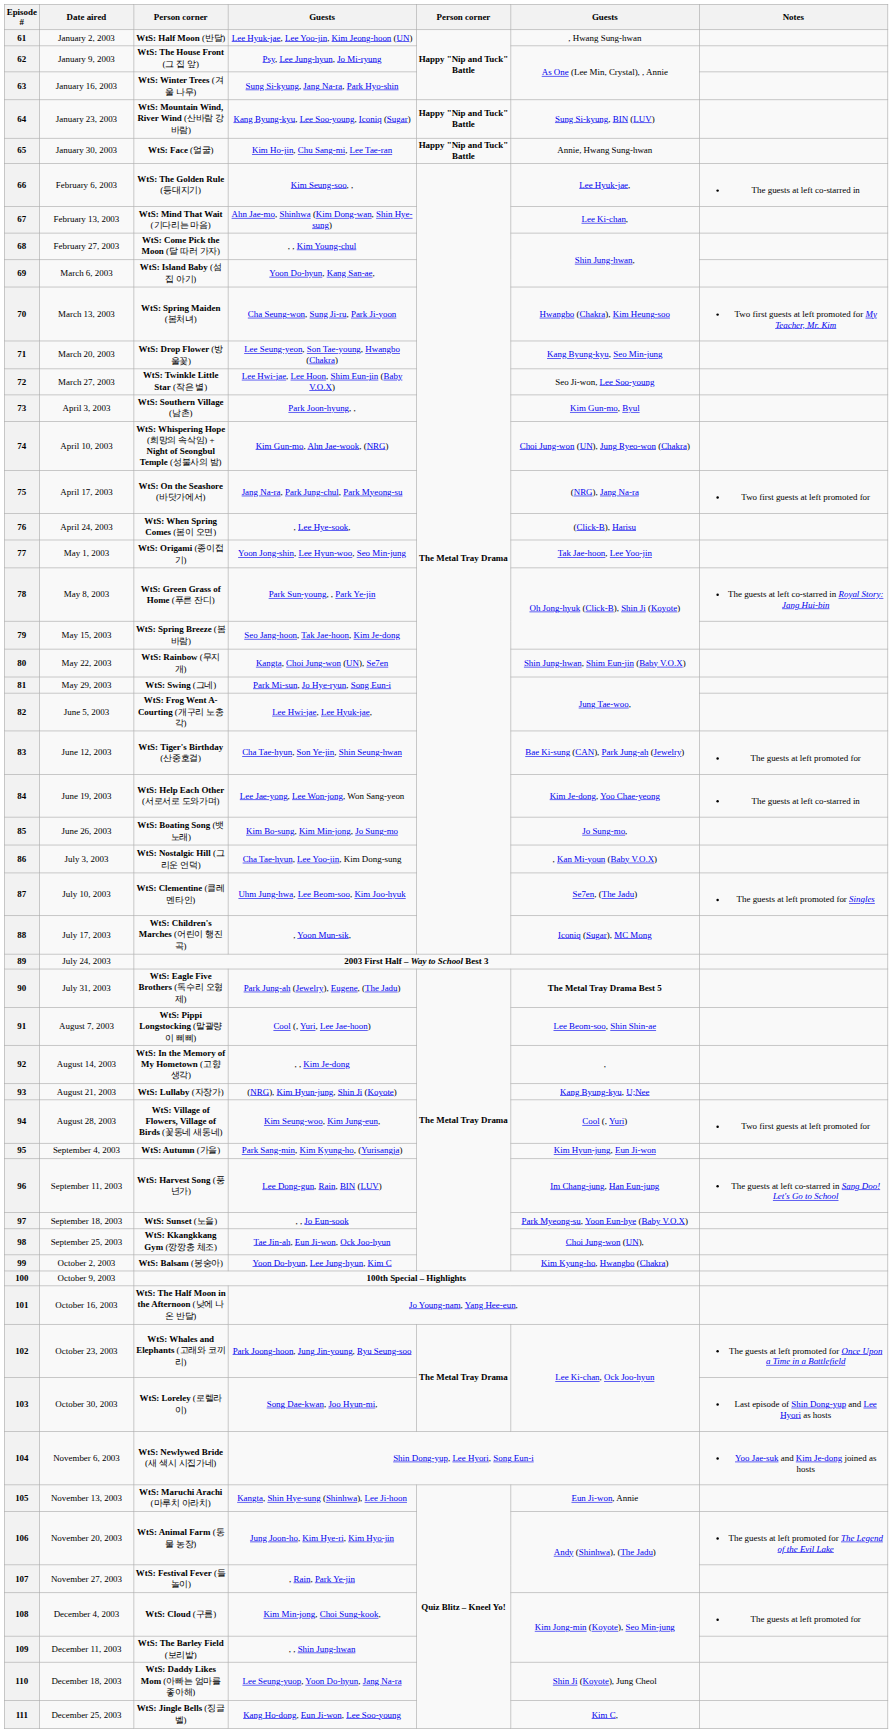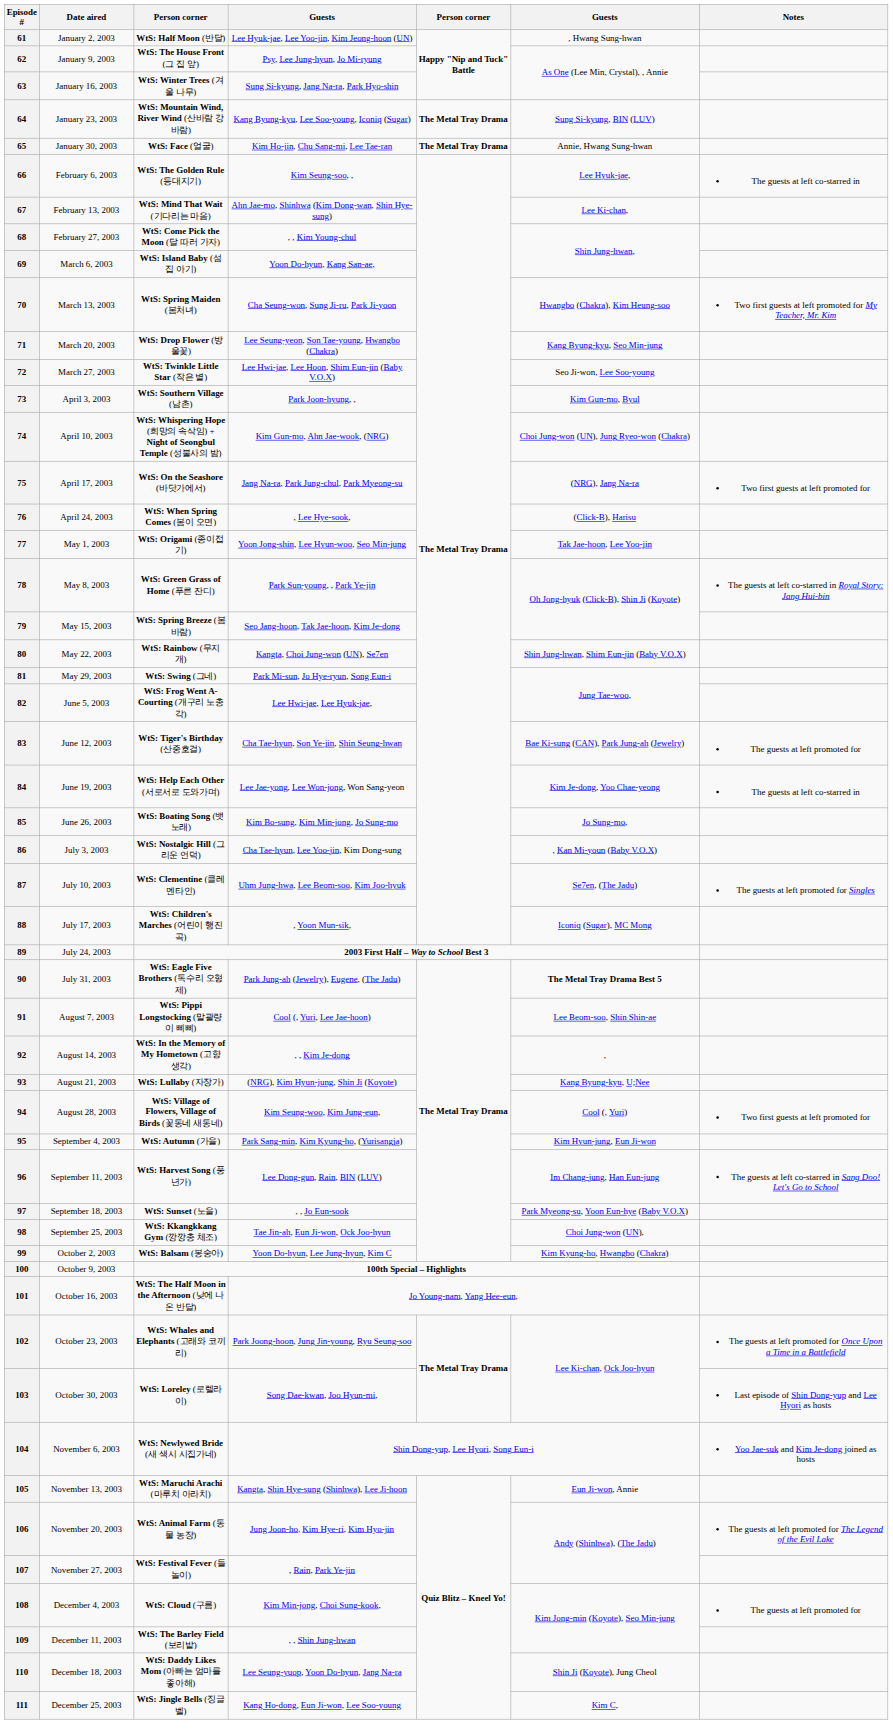(463, 119) Happy "Nip and Tuck" Battle -> (463, 119) The Metal Tray Drama
(463, 151) Happy "Nip and Tuck" Battle -> (463, 146) The Metal Tray Drama
